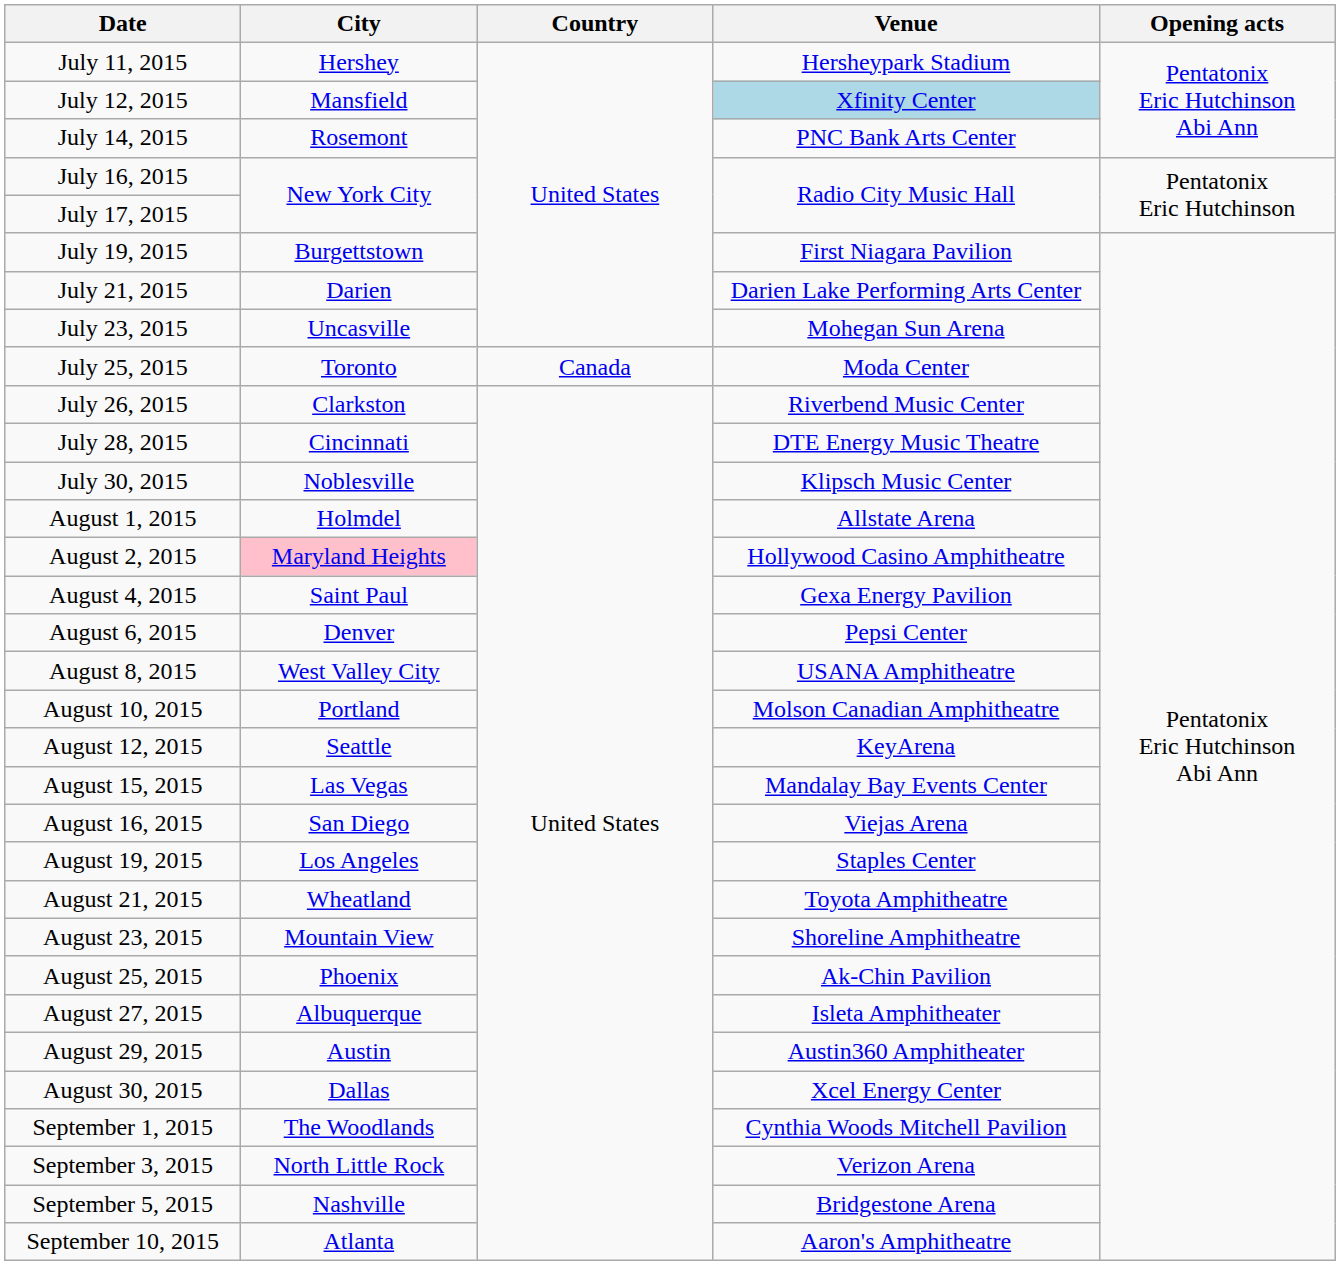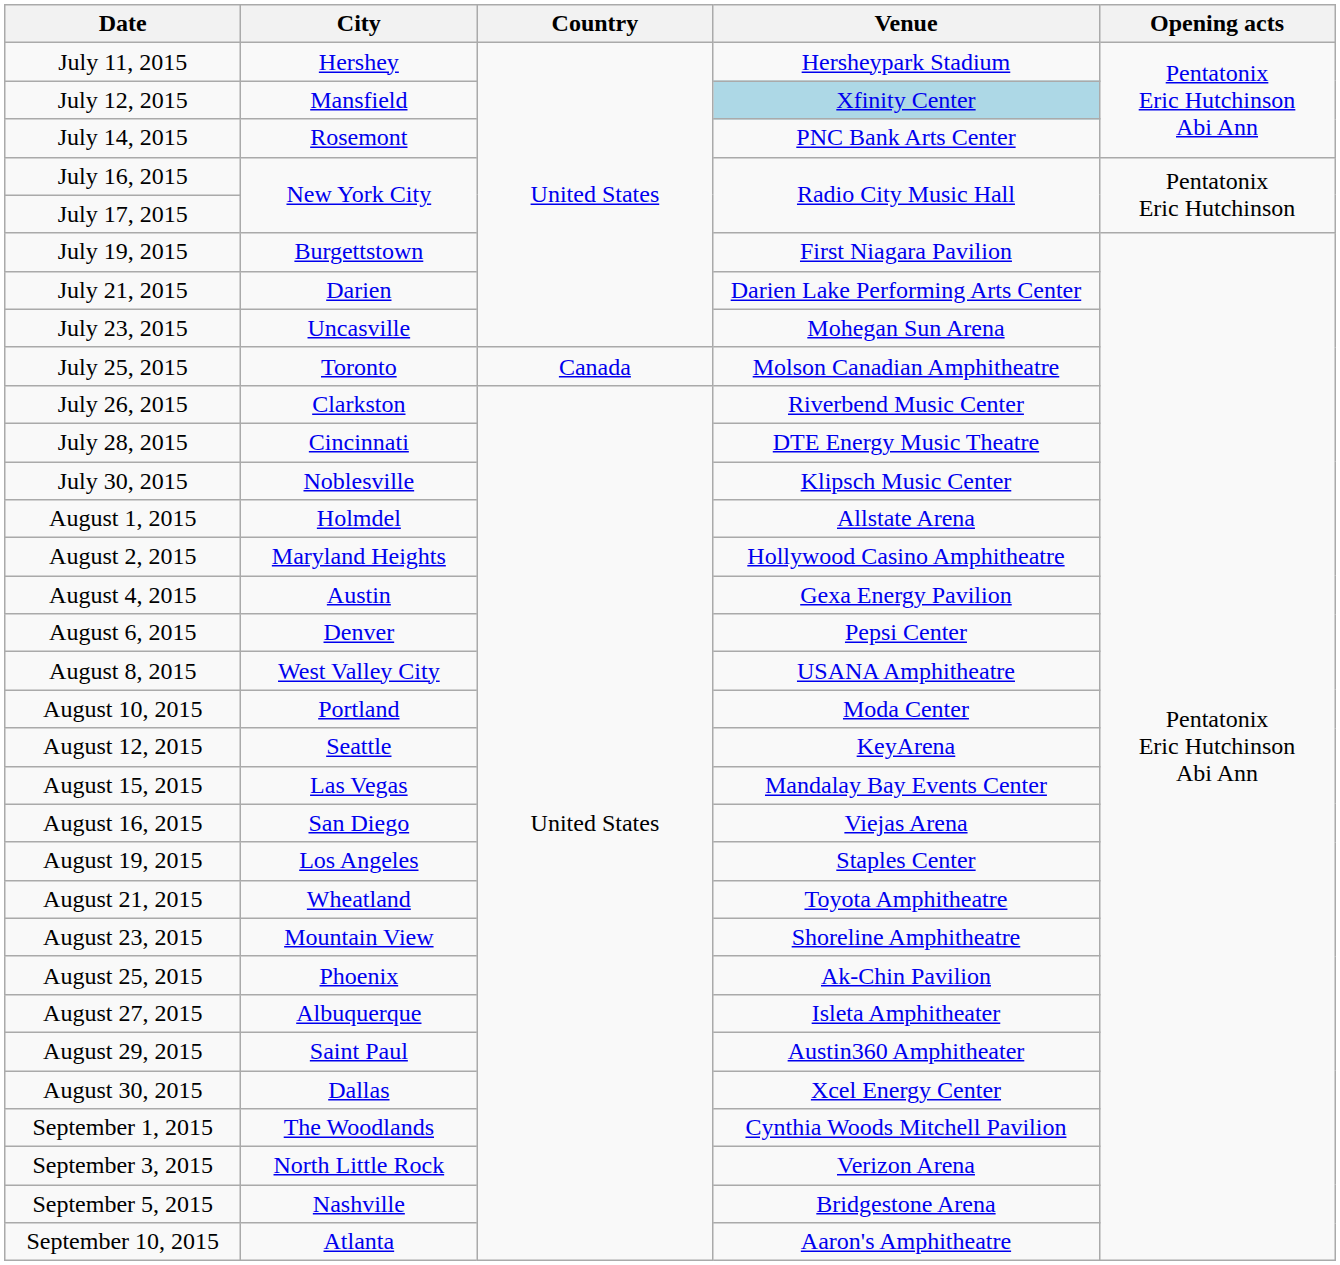(906, 366) Moda Center -> (906, 366) Molson Canadian Amphitheatre
(359, 556) pink background -> (359, 556) no background
(359, 594) Saint Paul -> (359, 594) Austin
(906, 708) Molson Canadian Amphitheatre -> (906, 708) Moda Center
(359, 1051) Austin -> (359, 1051) Saint Paul
